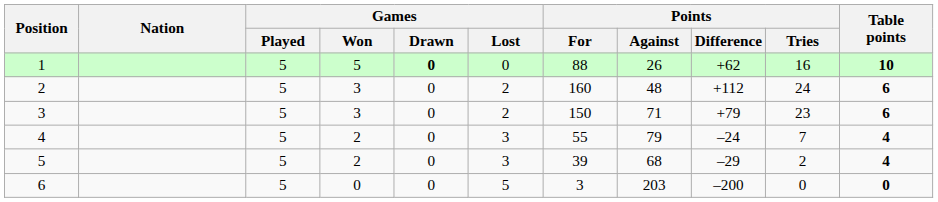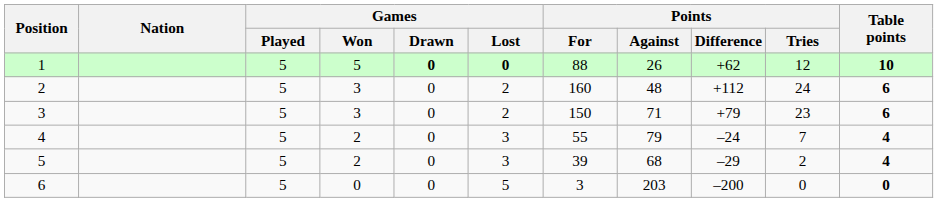(506, 64) normal -> (506, 64) bold
(803, 64) 16 -> (803, 64) 12
